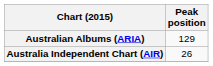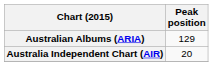(187, 54) 26 -> (187, 54) 20
